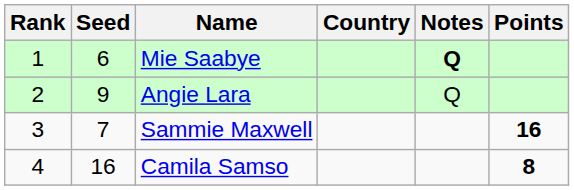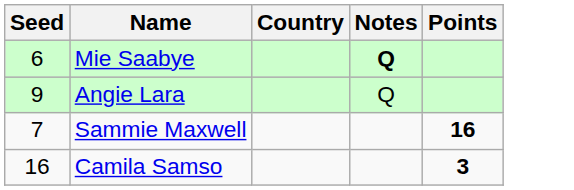- column: (38, 22)
(529, 166) 8 -> (463, 166) 3
